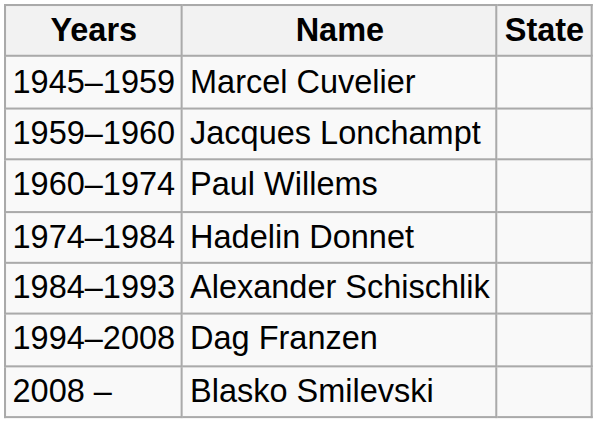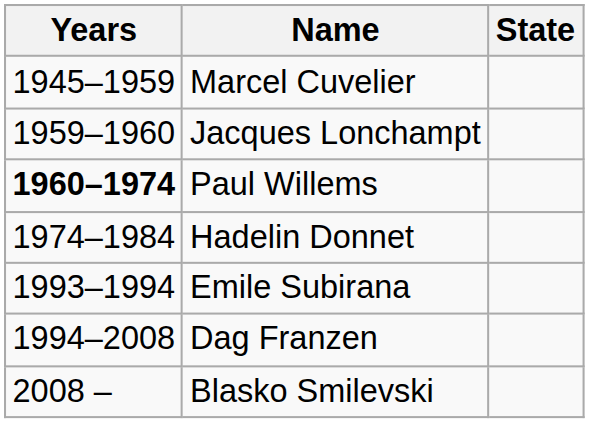(94, 184) normal -> (94, 184) bold
- row: (340, 287)
+ row: (300, 287)
